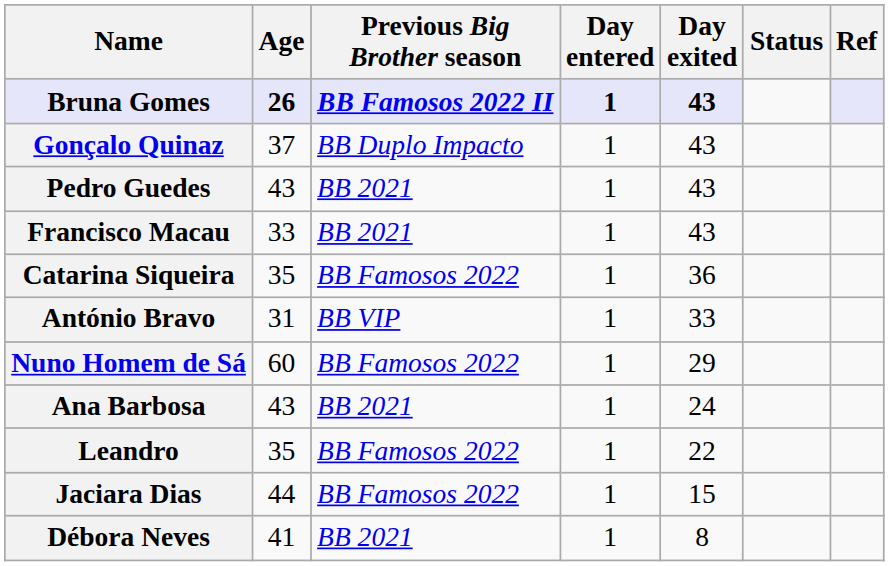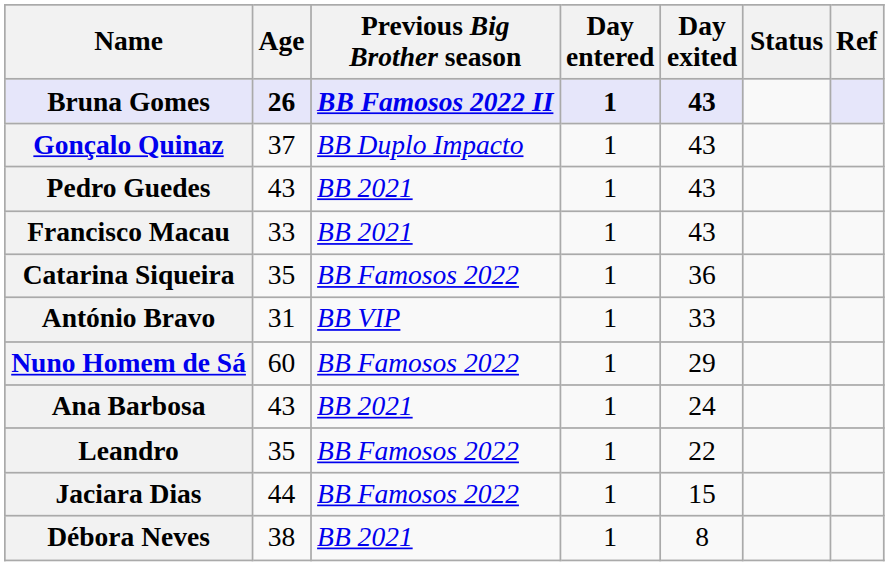(282, 537) 41 -> (282, 537) 38
